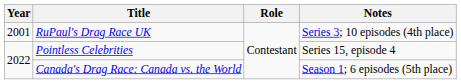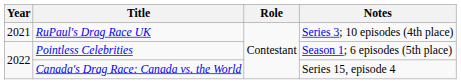(19, 32) 2001 -> (19, 32) 2021
(349, 50) Series 15, episode 4 -> (377, 50) Season 1; 6 episodes (5th place)
(377, 69) Season 1; 6 episodes (5th place) -> (349, 69) Series 15, episode 4
